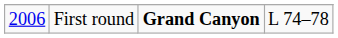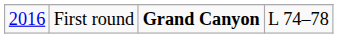(27, 18) 2006 -> (27, 18) 2016
